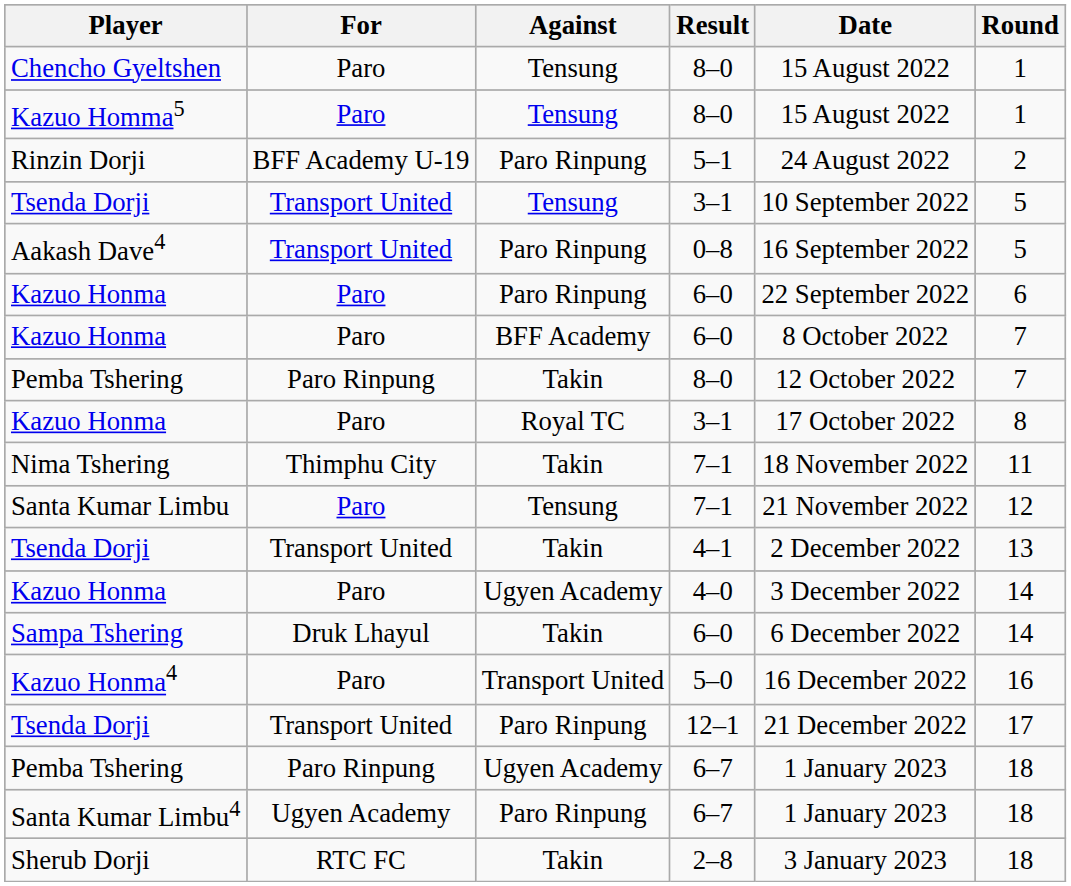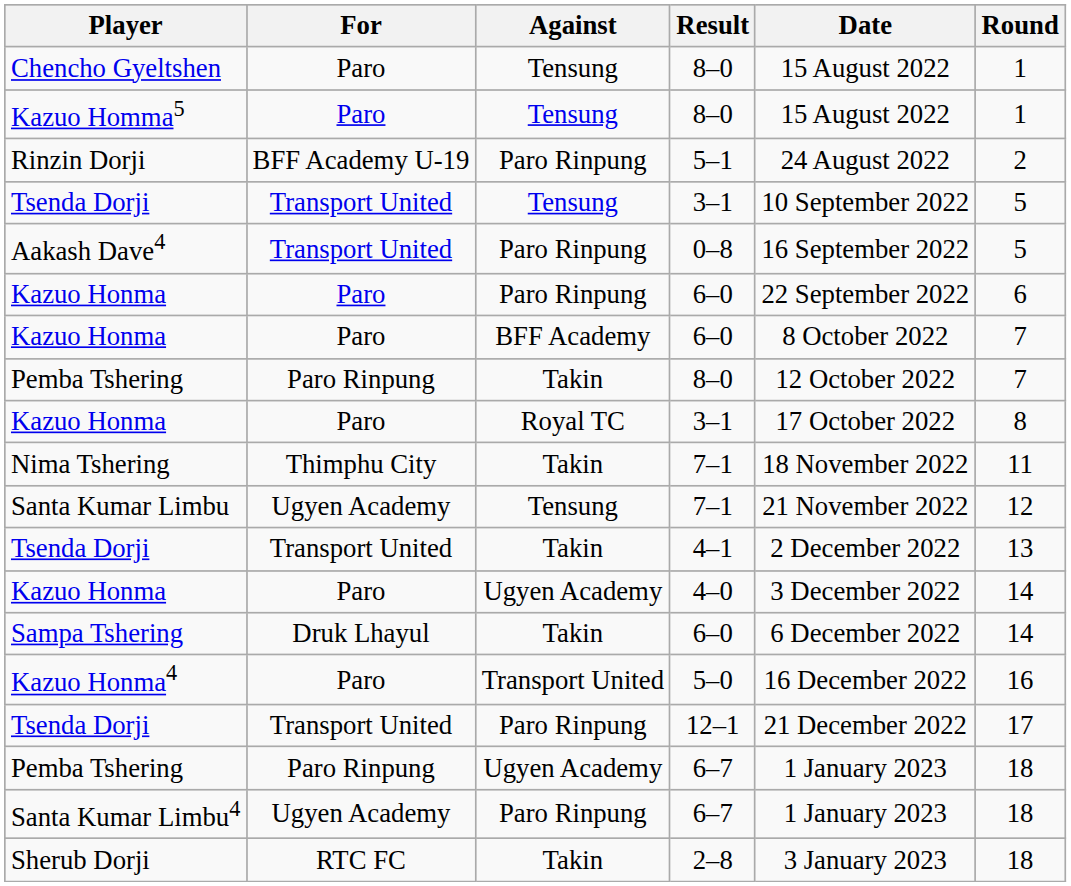(361, 506) Paro -> (361, 506) Ugyen Academy
